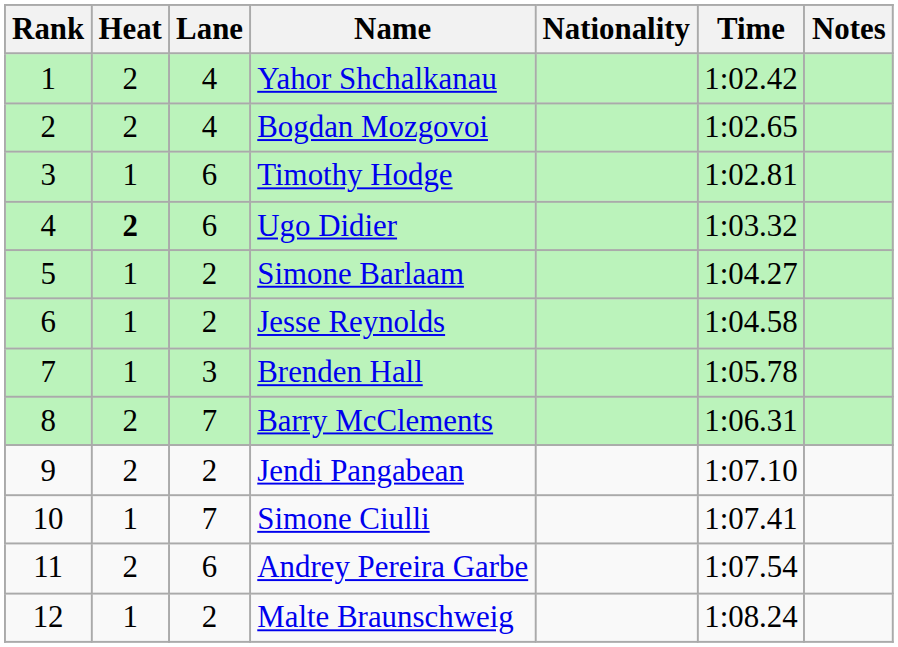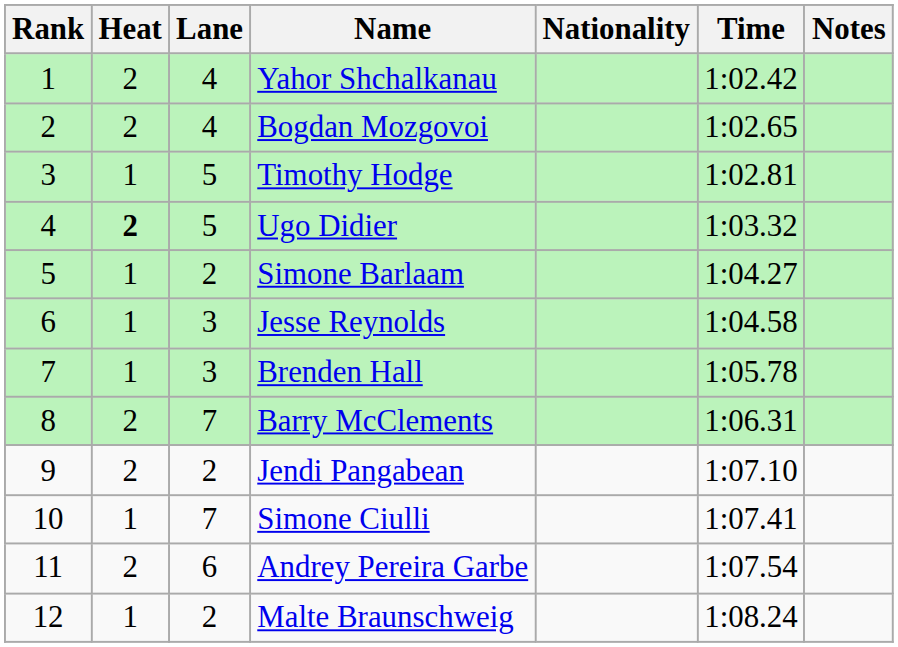(210, 175) 6 -> (210, 175) 5
(210, 224) 6 -> (210, 224) 5
(210, 322) 2 -> (210, 322) 3
